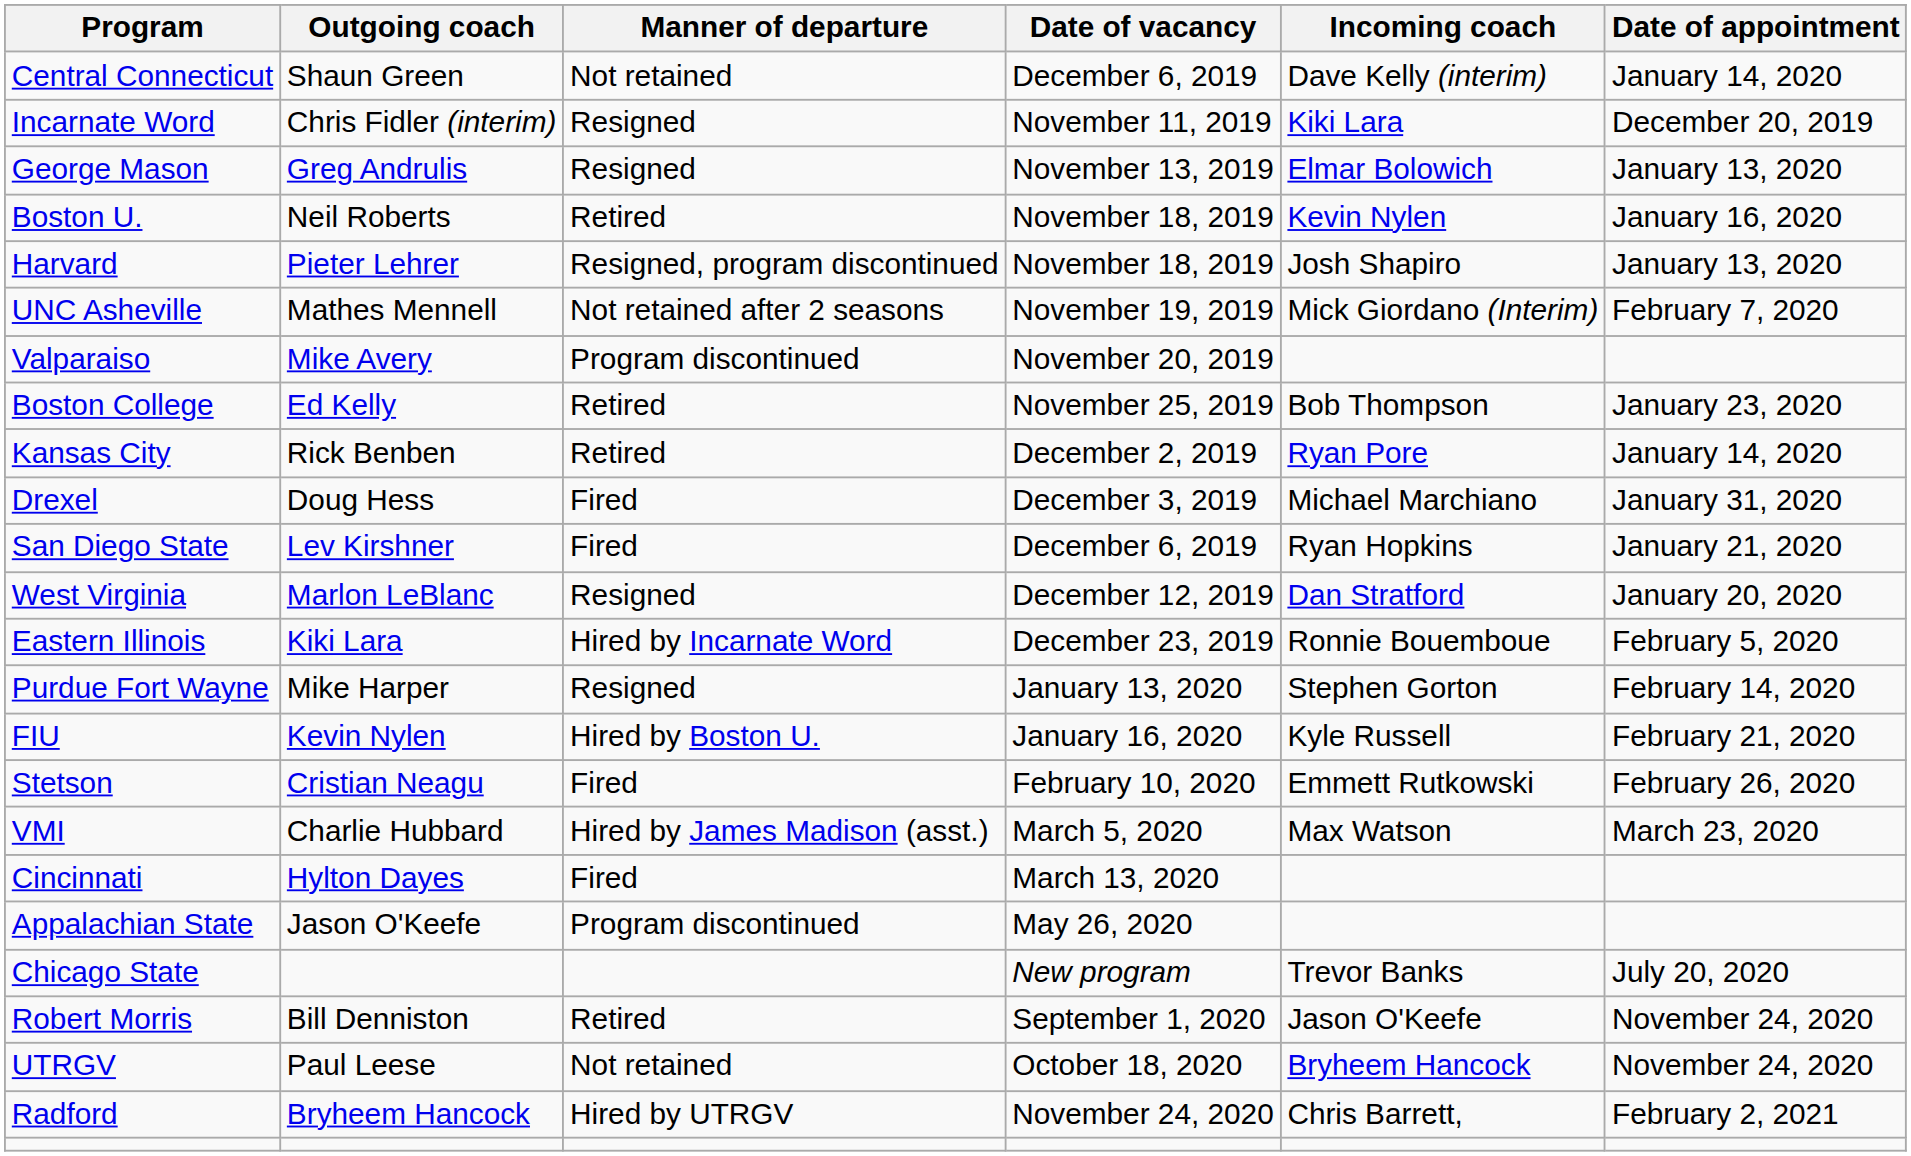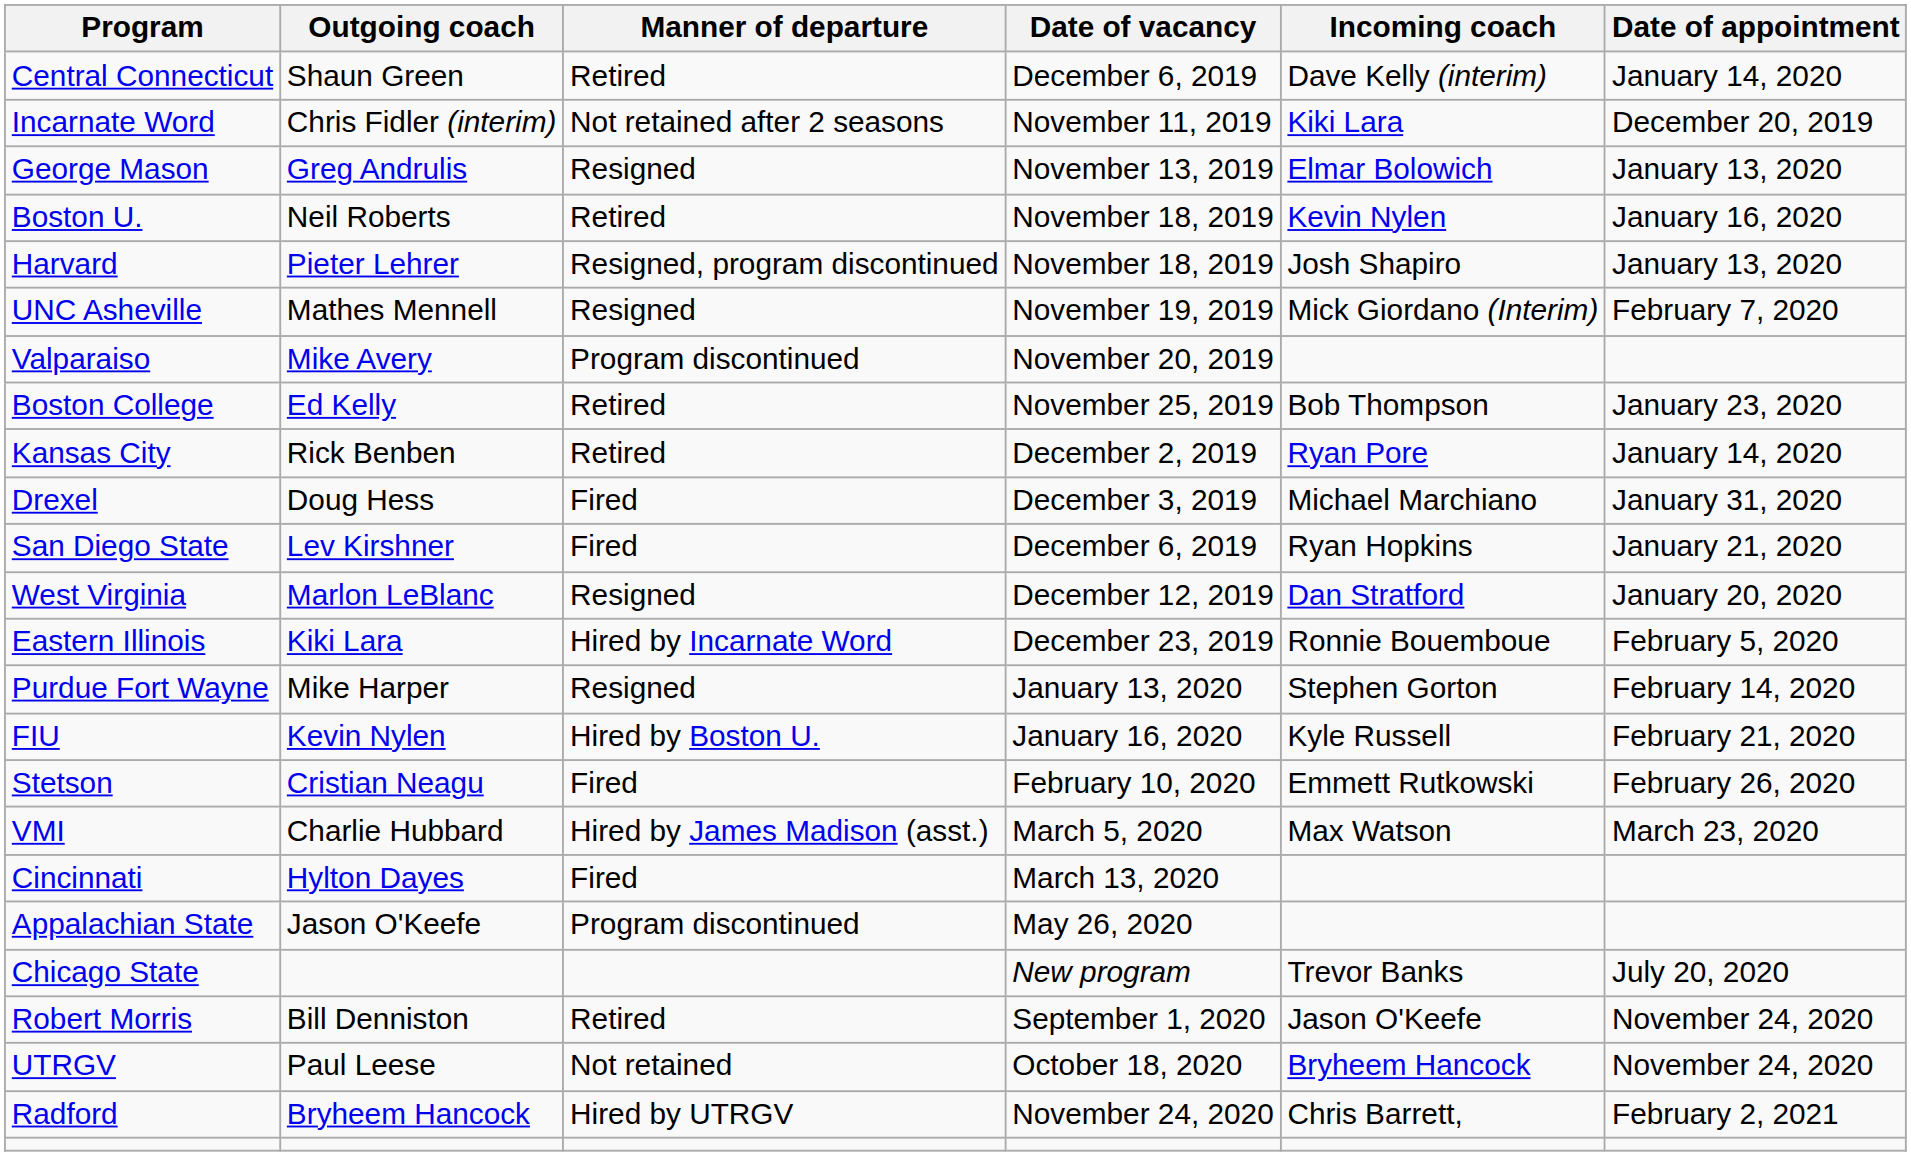(651, 75) Not retained -> (618, 75) Retired
(633, 122) Resigned -> (757, 122) Not retained after 2 seasons
(757, 311) Not retained after 2 seasons -> (633, 311) Resigned
